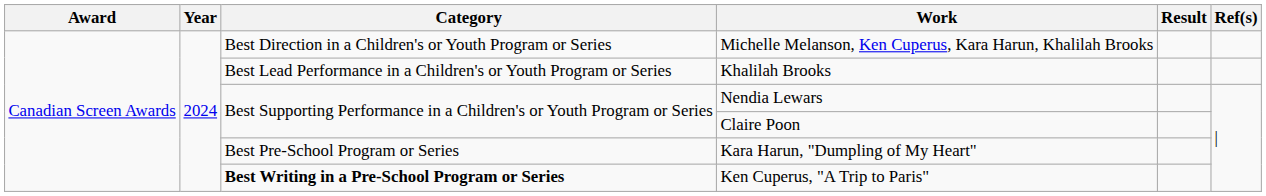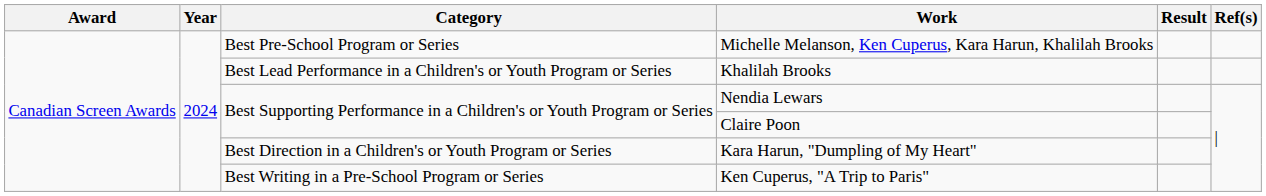(418, 44) Best Direction in a Children's or Youth Program or Series -> (342, 44) Best Pre-School Program or Series
(342, 151) Best Pre-School Program or Series -> (418, 151) Best Direction in a Children's or Youth Program or Series
(395, 177) bold -> (384, 177) normal
